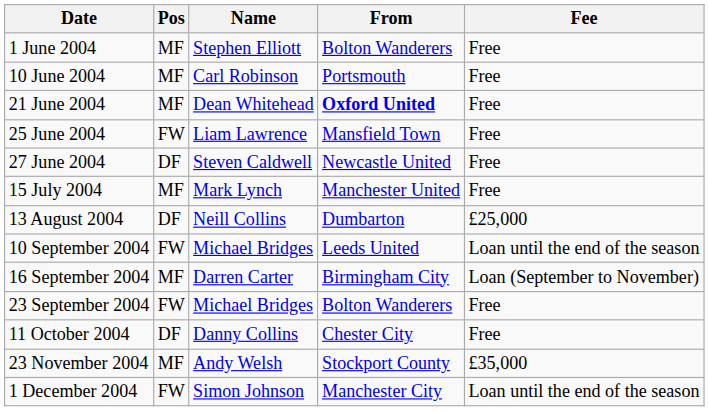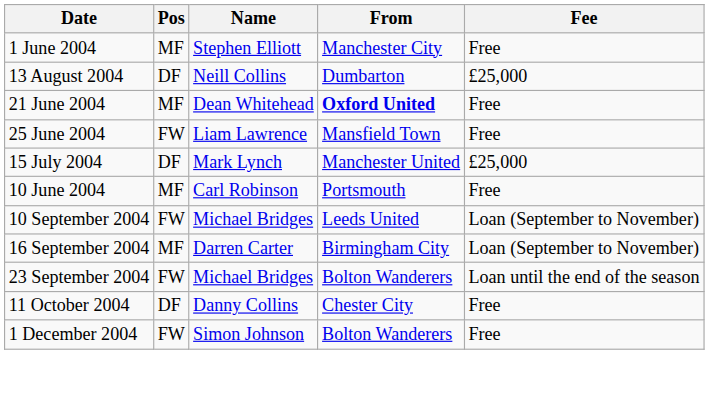(387, 47) Bolton Wanderers -> (382, 47) Manchester City
rows swapped: (57, 76) <-> (66, 219)
- row: (57, 162)
(171, 190) MF -> (169, 162) DF
(485, 190) Free -> (498, 162) £25,000
(584, 248) Loan until the end of the season -> (584, 219) Loan (September to November)
(485, 305) Free -> (584, 276) Loan until the end of the season
- row: (79, 362)
(382, 391) Manchester City -> (387, 334) Bolton Wanderers
(584, 391) Loan until the end of the season -> (485, 334) Free
